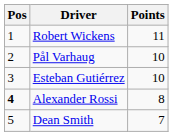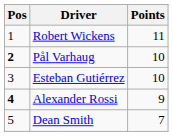(11, 56) normal -> (11, 56) bold
(162, 99) 8 -> (162, 99) 9
